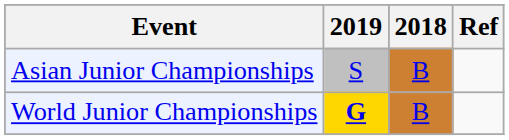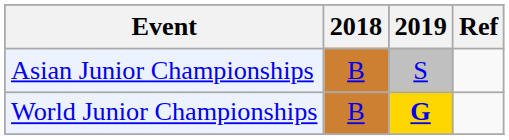columns swapped: (421, 26) <-> (356, 26)
